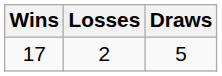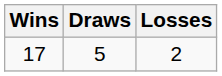columns swapped: (104, 20) <-> (181, 20)
